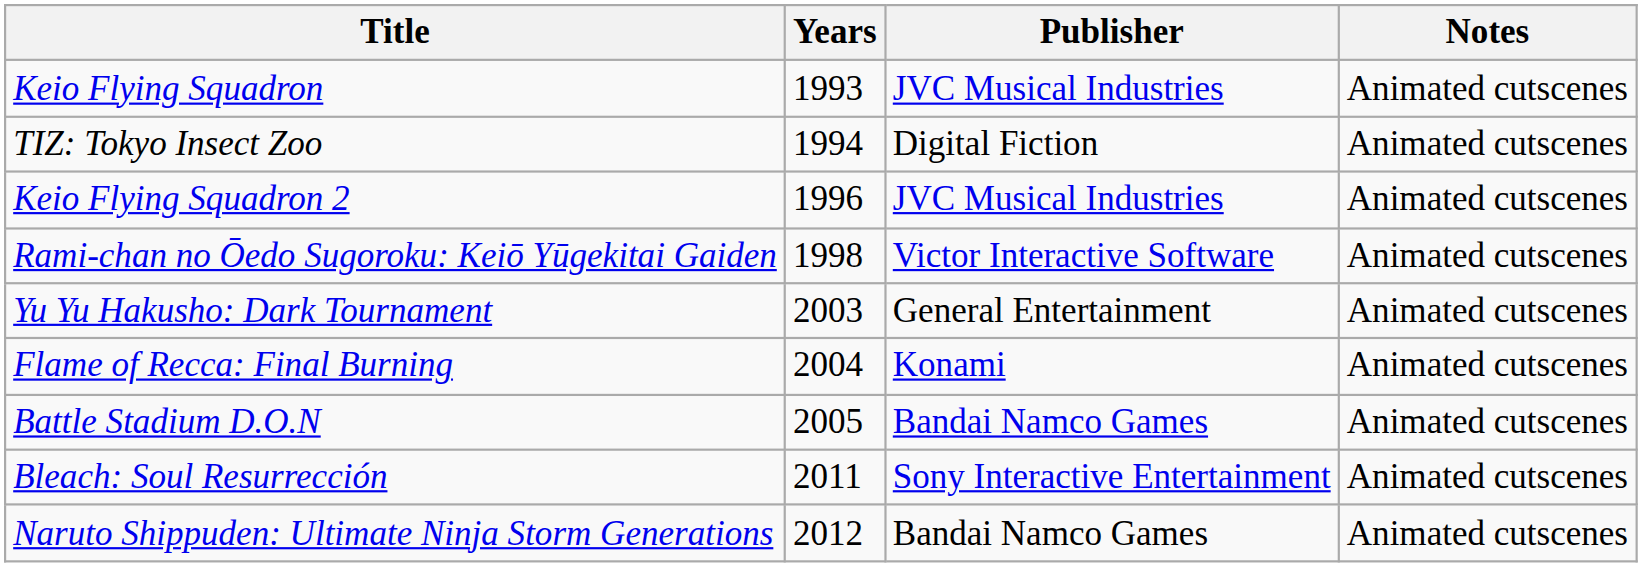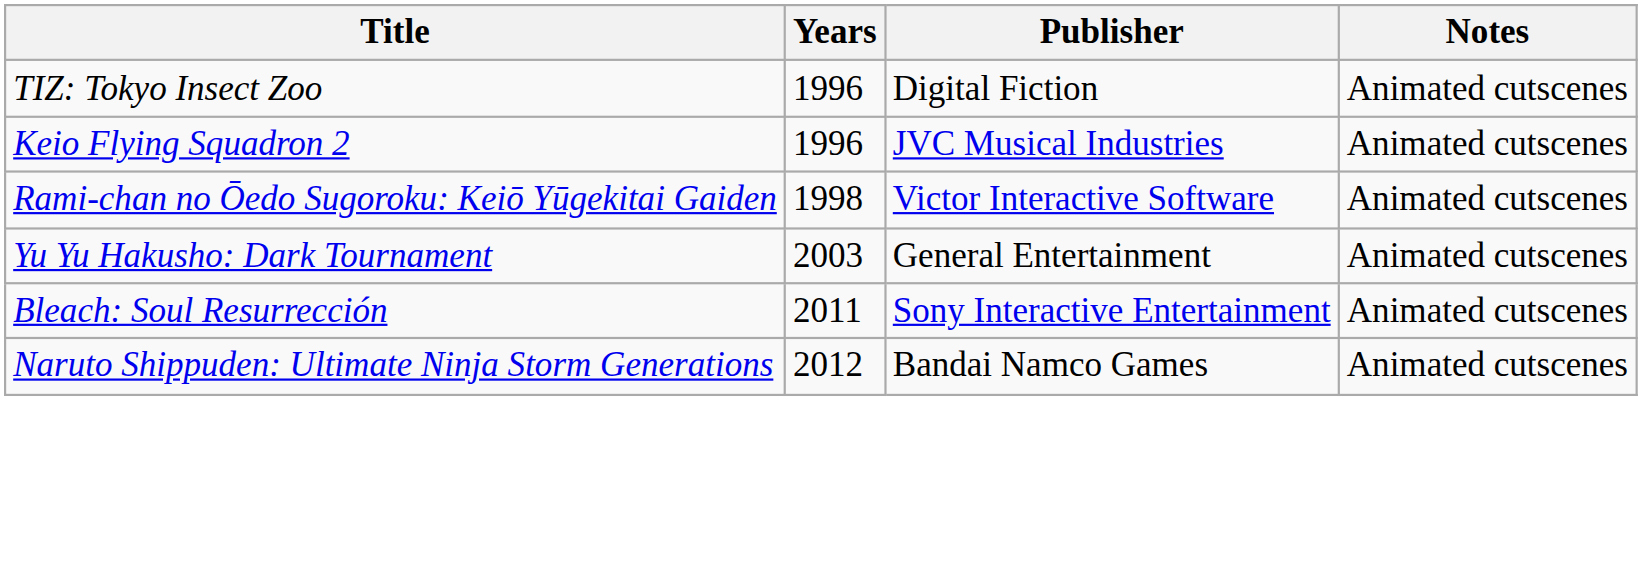- row: (168, 87)
(828, 143) 1994 -> (828, 87) 1996
- row: (233, 365)
- row: (167, 421)
